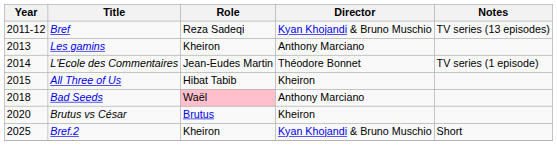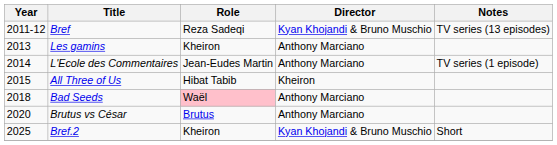(319, 64) Théodore Bonnet -> (321, 64) Anthony Marciano
(296, 115) Kheiron -> (321, 115) Anthony Marciano
